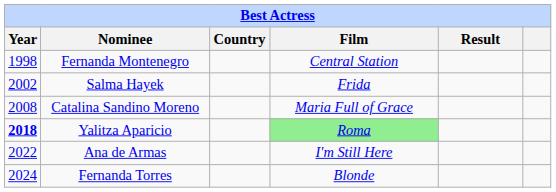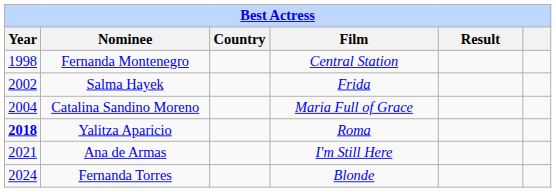(23, 107) 2008 -> (23, 107) 2004
(354, 130) lightgreen background -> (354, 130) no background
(23, 152) 2022 -> (23, 152) 2021
